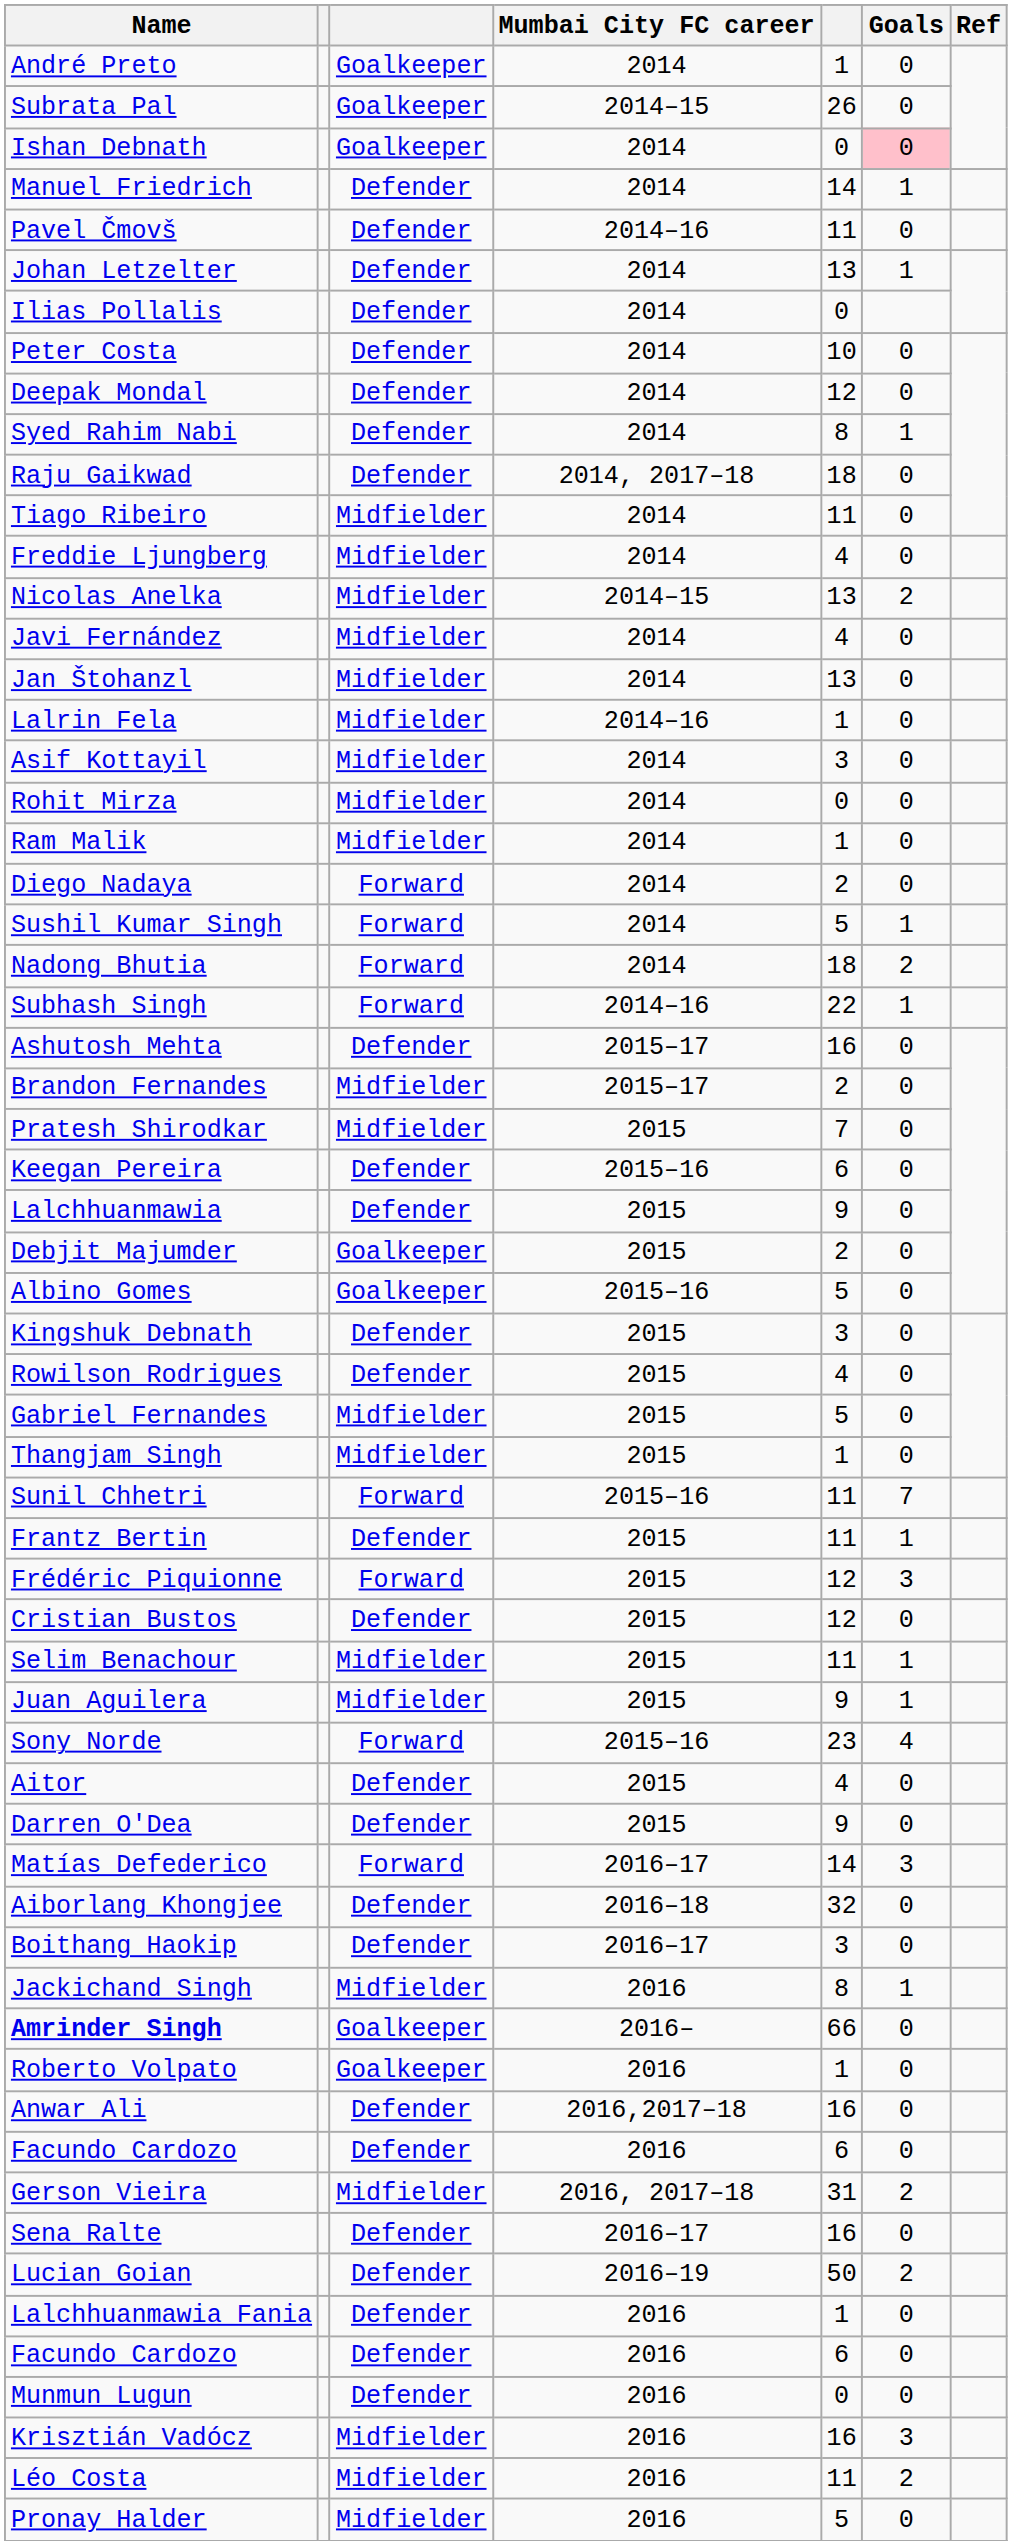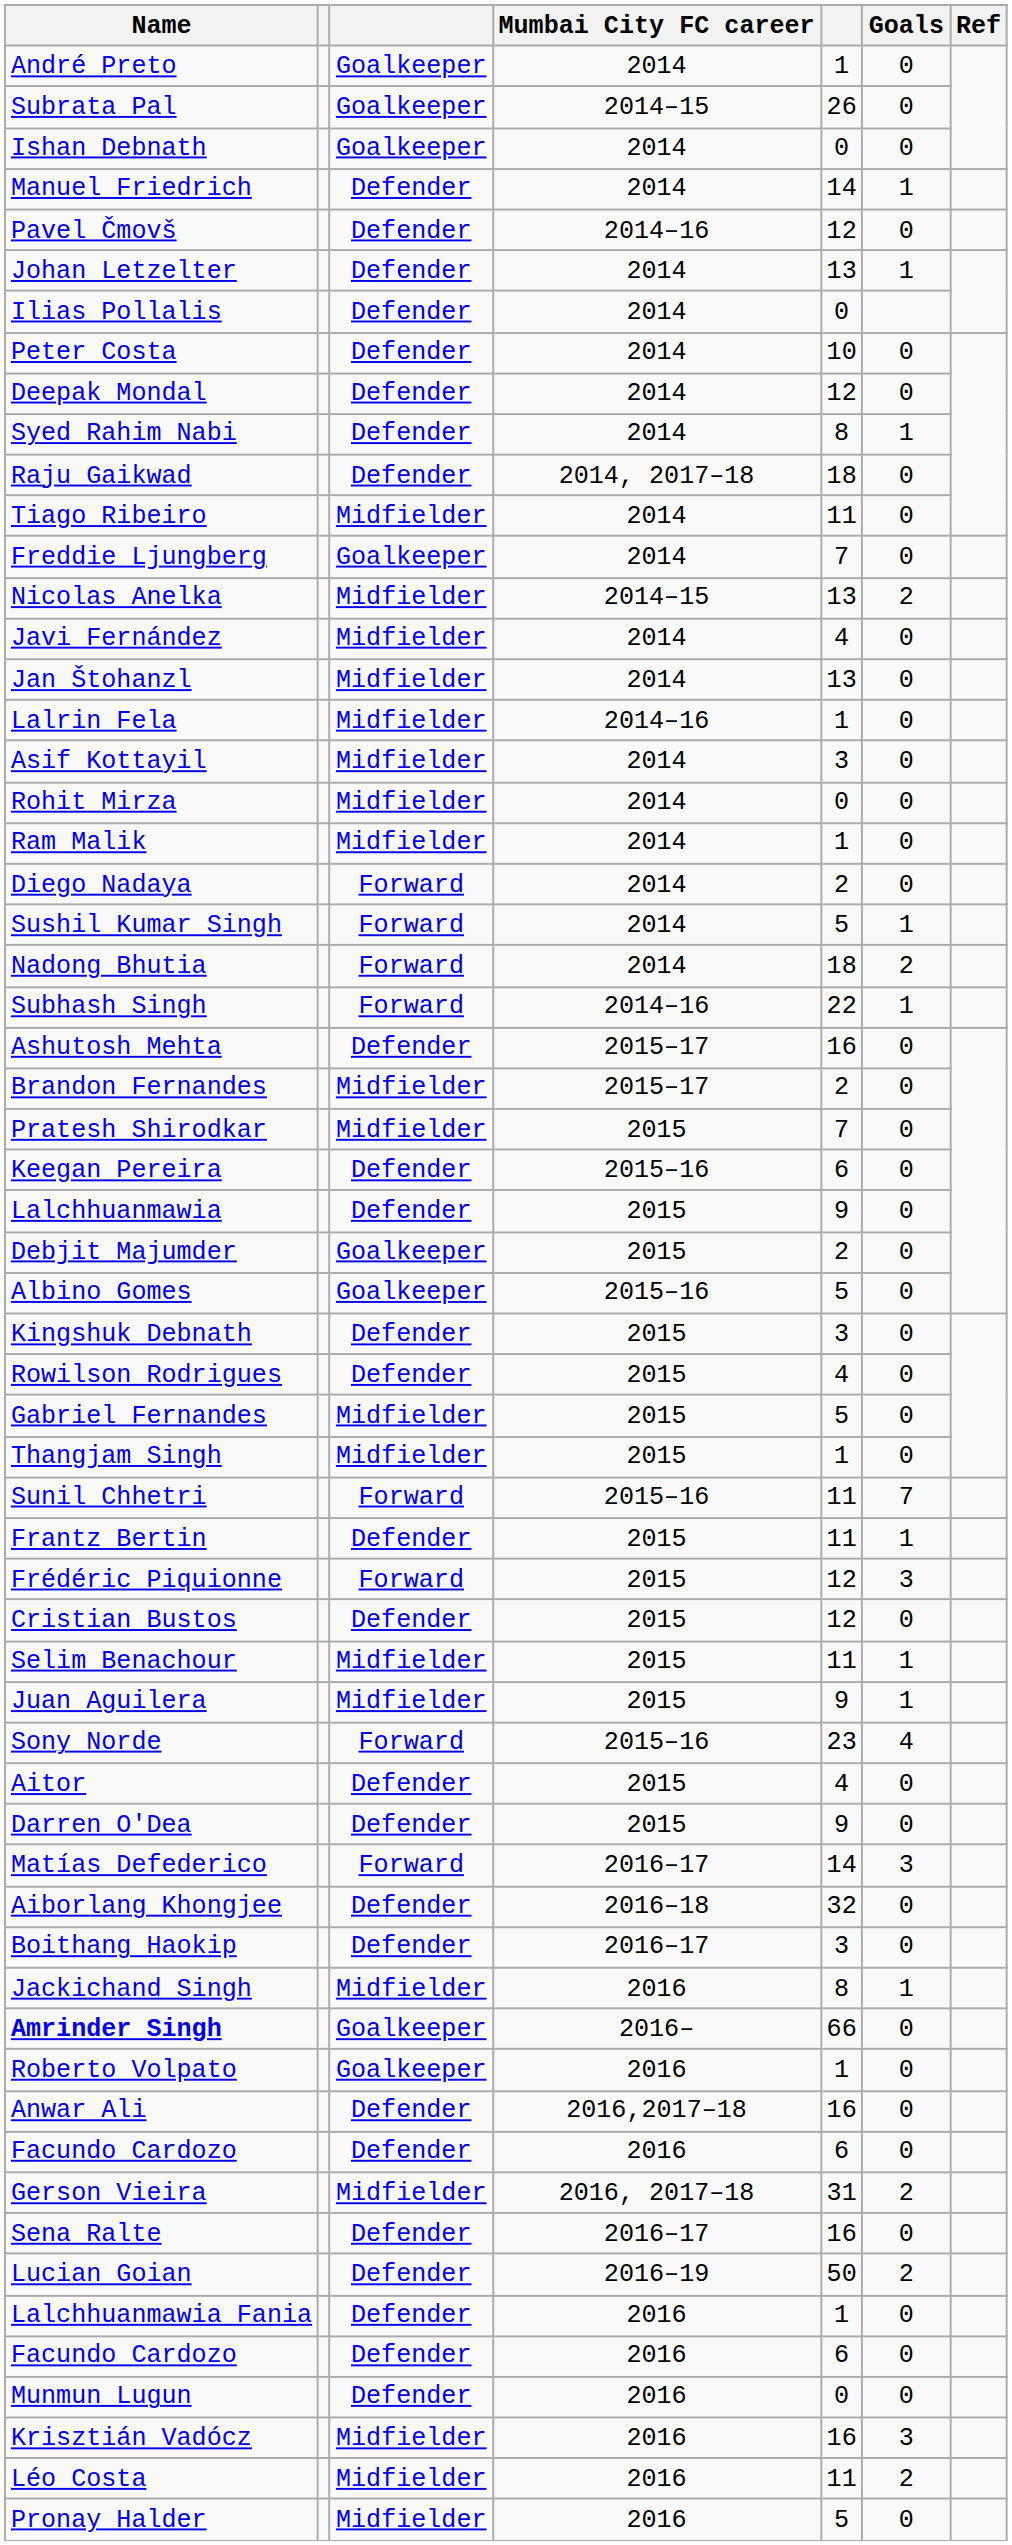(906, 148) pink background -> (906, 148) no background
(842, 230) 11 -> (842, 230) 12
(411, 557) Midfielder -> (411, 557) Goalkeeper
(842, 557) 4 -> (842, 557) 7
